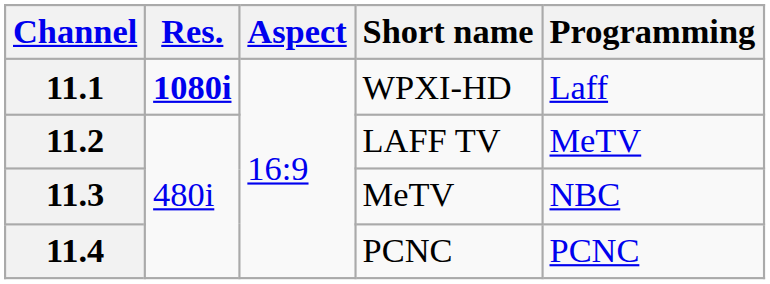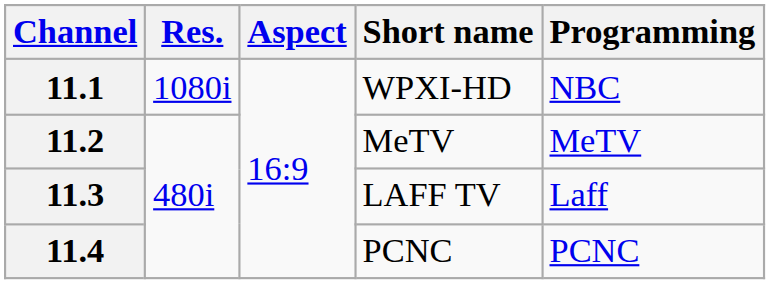(192, 86) bold -> (192, 86) normal
(579, 86) Laff -> (585, 86) NBC
(432, 140) LAFF TV -> (408, 140) MeTV
(408, 195) MeTV -> (432, 195) LAFF TV
(585, 195) NBC -> (579, 195) Laff
